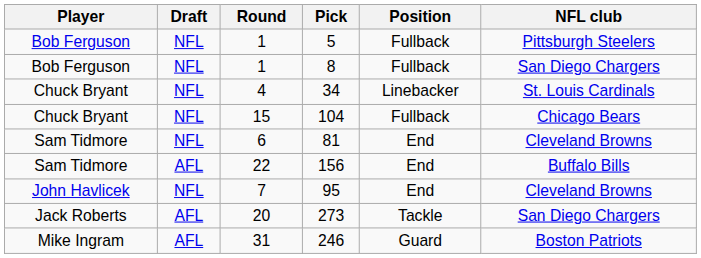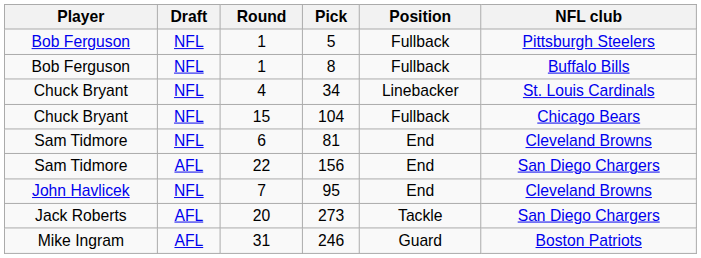(589, 66) San Diego Chargers -> (589, 66) Buffalo Bills
(589, 166) Buffalo Bills -> (589, 166) San Diego Chargers
